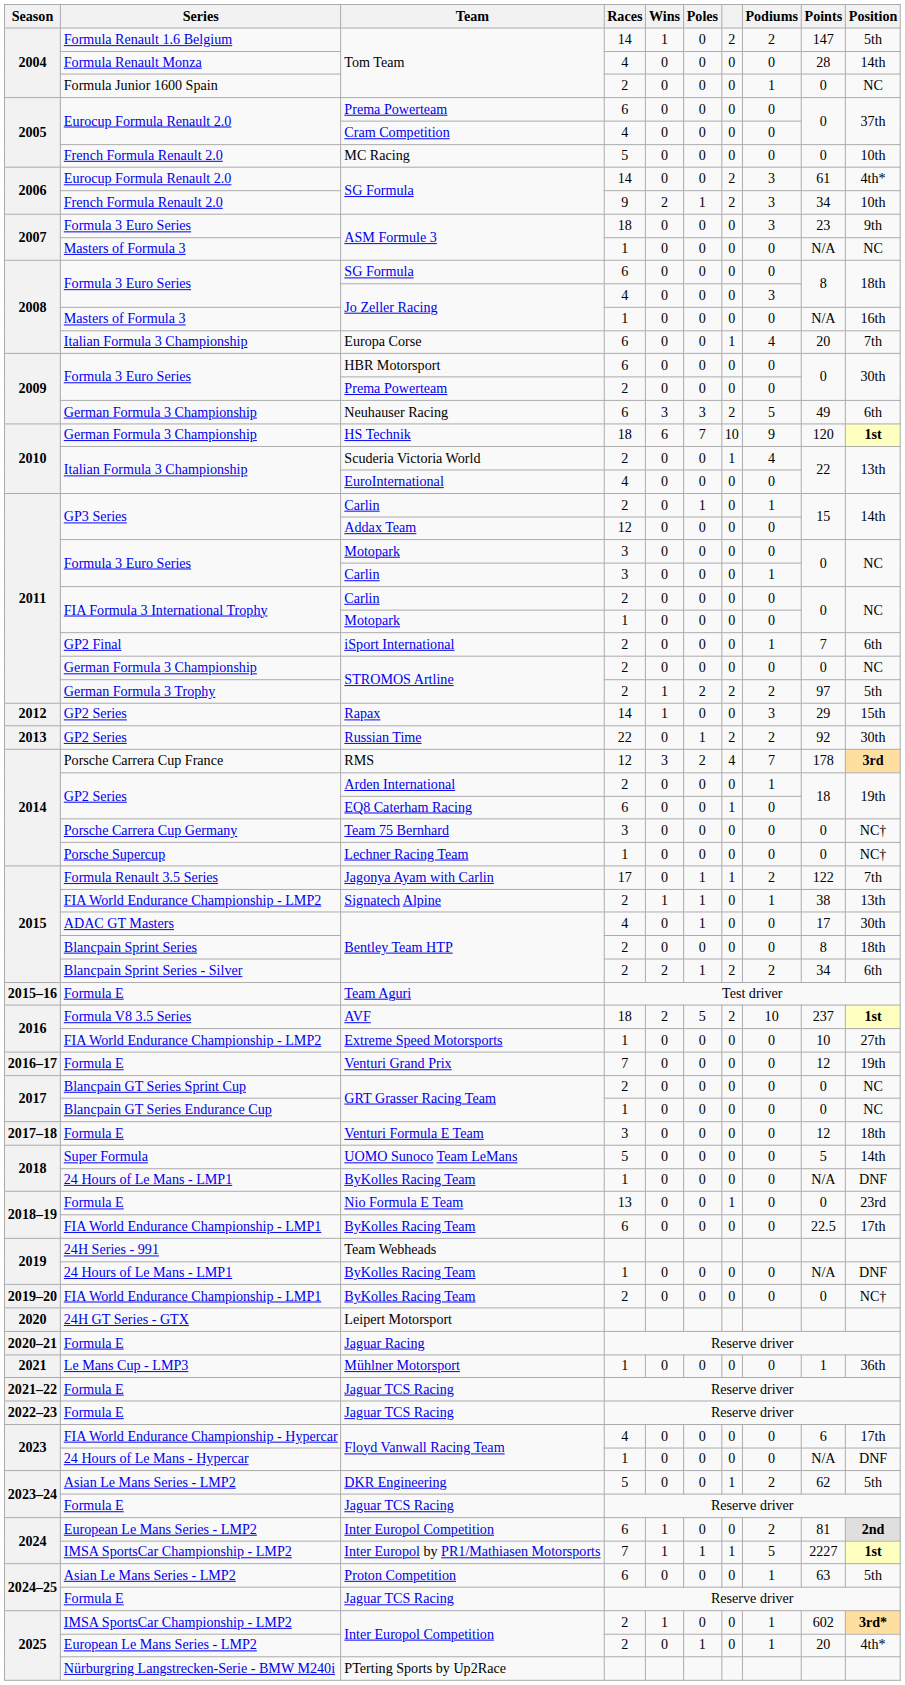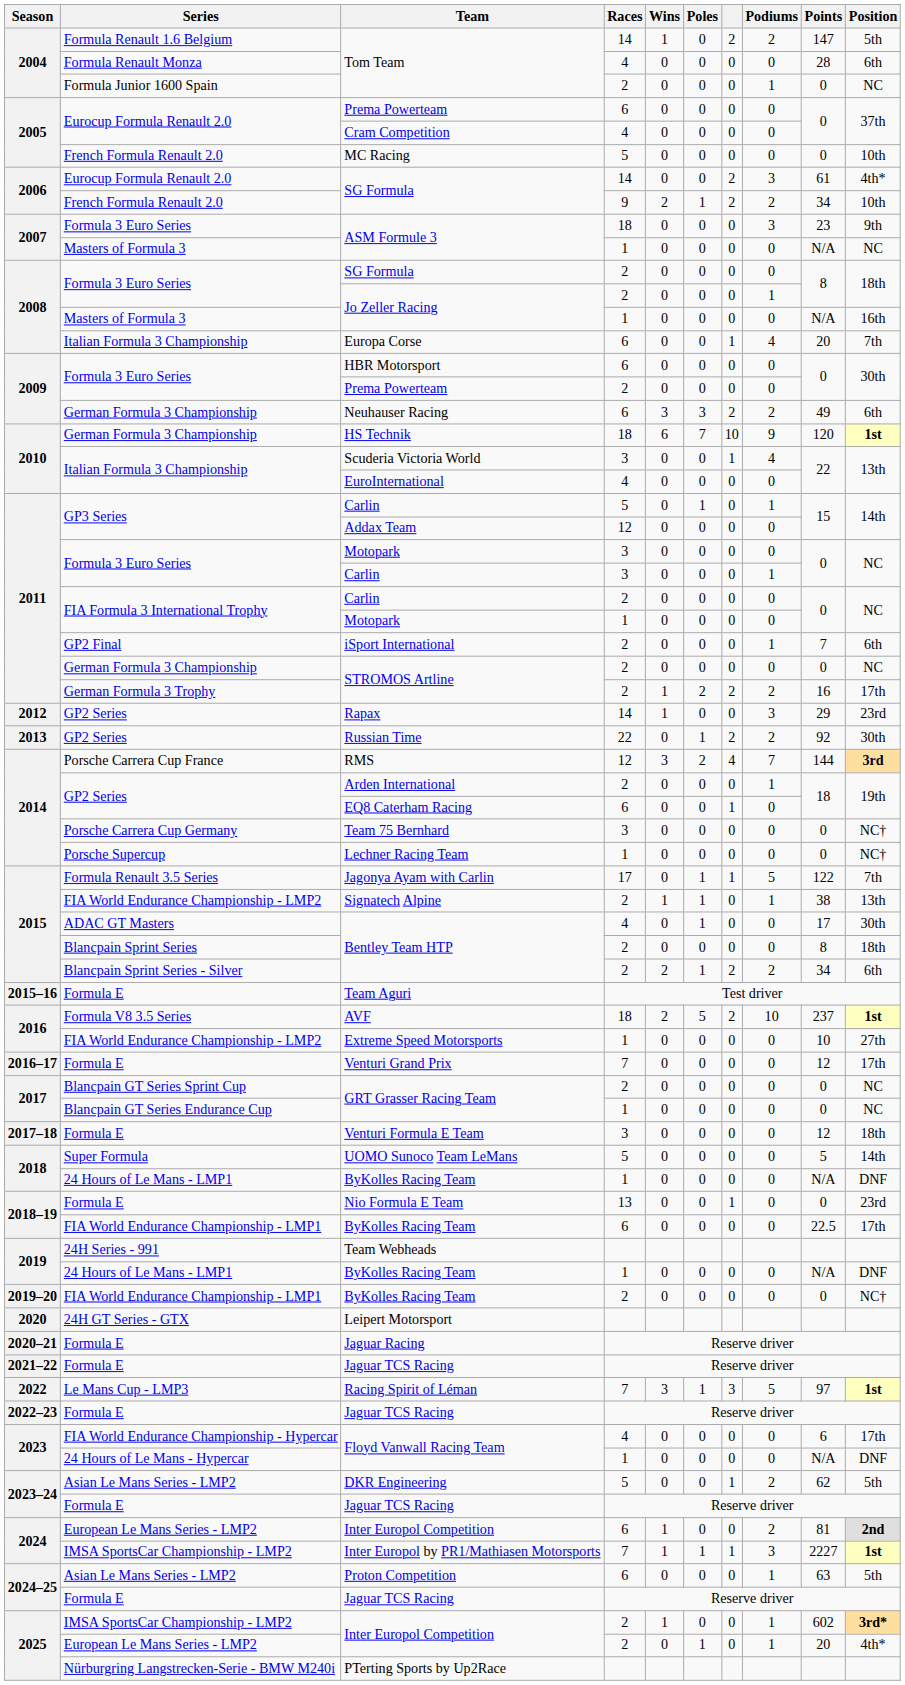(873, 63) 14th -> (873, 63) 6th
(772, 202) 3 -> (772, 202) 2
(625, 272) 6 -> (625, 272) 2
(625, 295) 4 -> (625, 295) 2
(772, 295) 3 -> (772, 295) 1
(772, 412) 5 -> (772, 412) 2
(625, 458) 2 -> (625, 458) 3
(625, 505) 2 -> (625, 505) 5
(823, 691) 97 -> (823, 691) 16
(873, 691) 5th -> (873, 691) 17th
(873, 714) 15th -> (873, 714) 23rd
(823, 761) 178 -> (823, 761) 144
(772, 877) 2 -> (772, 877) 5
(873, 1063) 19th -> (873, 1063) 17th
- row: (126, 1366)
+ row: (126, 1389)
(772, 1552) 5 -> (772, 1552) 3
